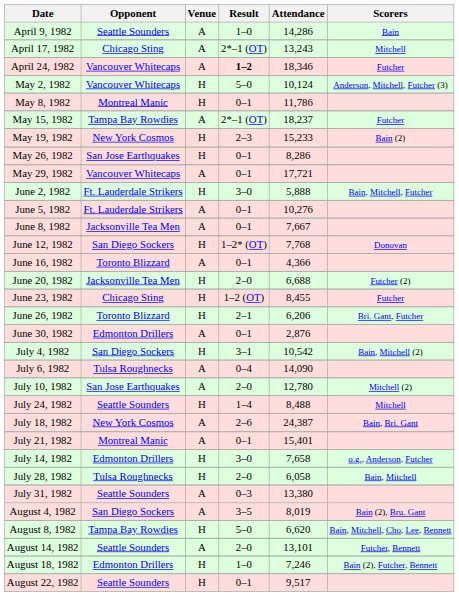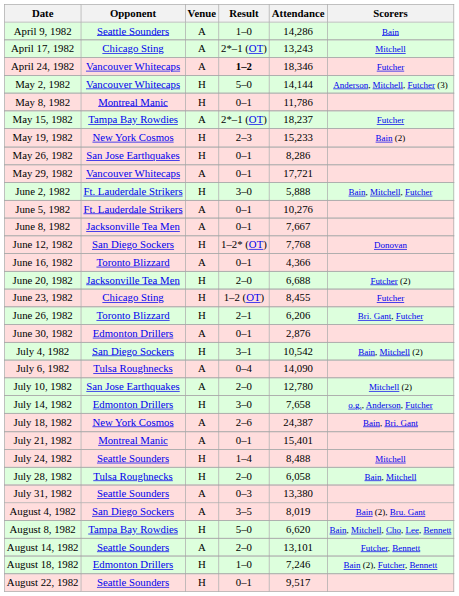(298, 84) 10,124 -> (298, 84) 14,144
rows swapped: (43, 458) <-> (43, 405)
